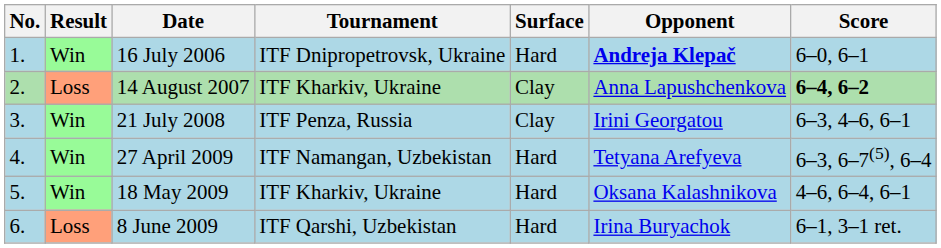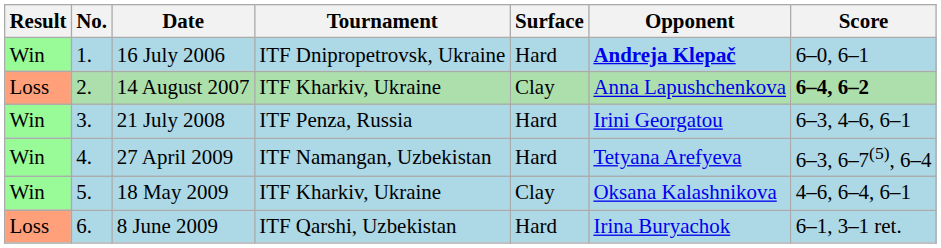columns swapped: (79, 21) <-> (25, 21)
(535, 120) Clay -> (536, 120) Hard
(536, 192) Hard -> (535, 192) Clay
